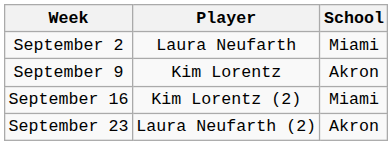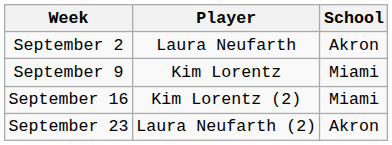(354, 45) Miami -> (354, 45) Akron
(354, 72) Akron -> (354, 72) Miami
